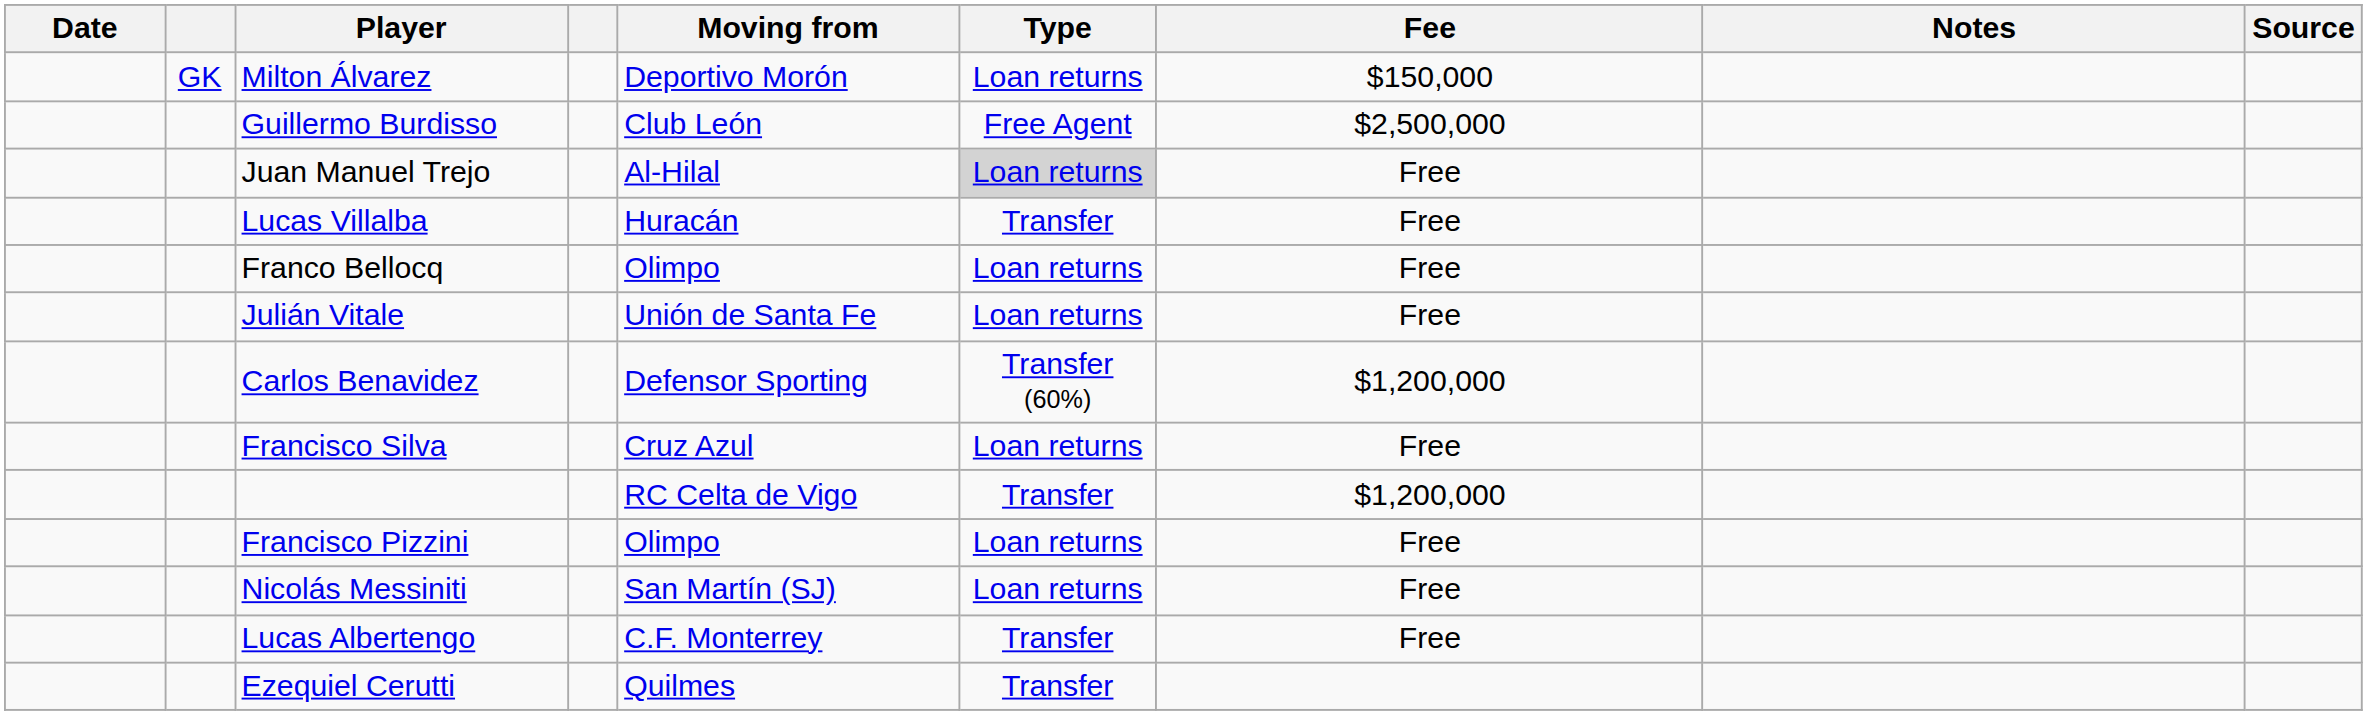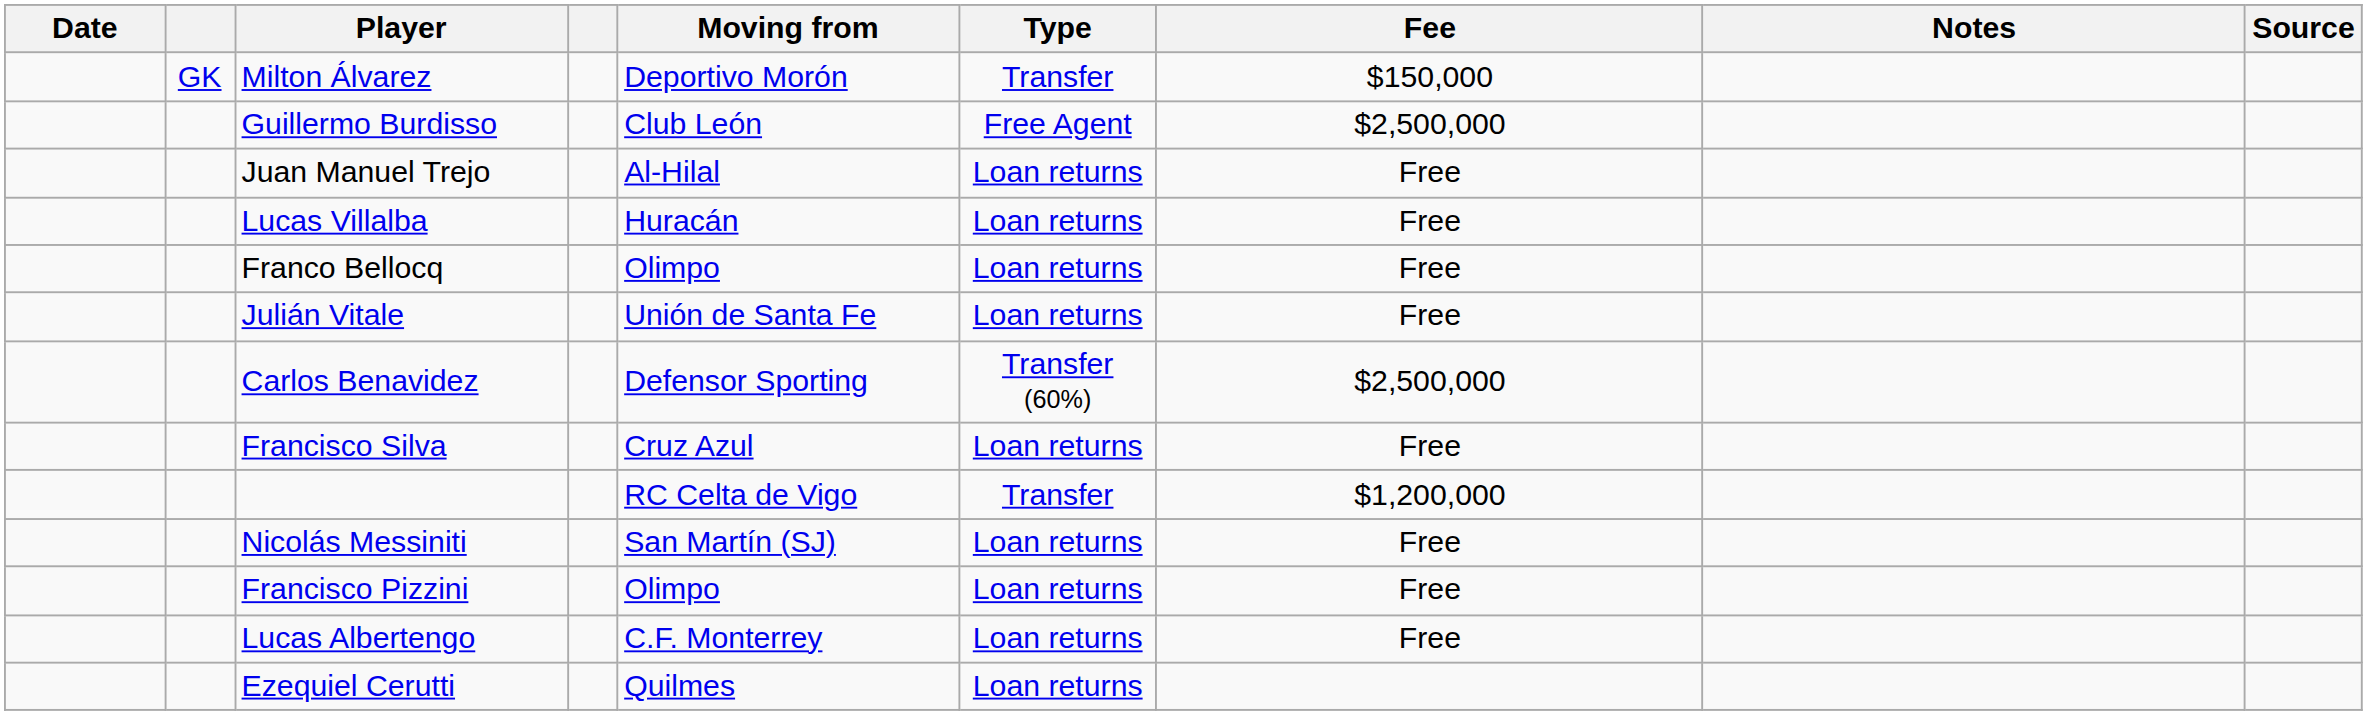(1058, 76) Loan returns -> (1058, 76) Transfer
(1058, 172) lightgrey background -> (1058, 172) no background
(1058, 220) Transfer -> (1058, 220) Loan returns
(1430, 381) $1,200,000 -> (1430, 381) $2,500,000
rows swapped: (355, 542) <-> (354, 590)
(1058, 638) Transfer -> (1058, 638) Loan returns
(1058, 685) Transfer -> (1058, 685) Loan returns
